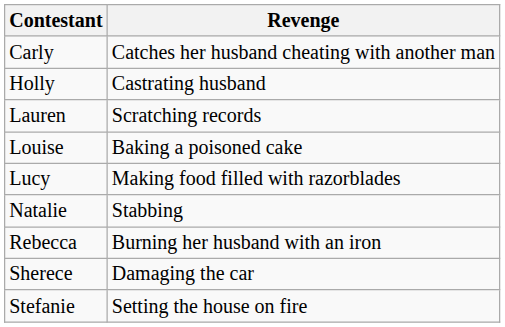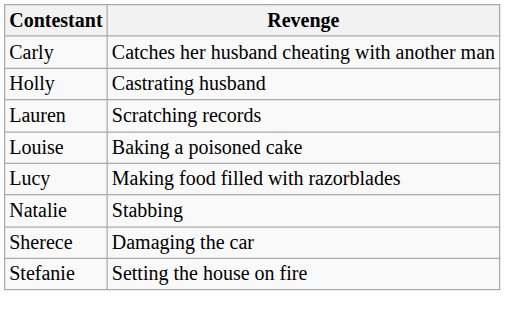- row: (43, 242)
